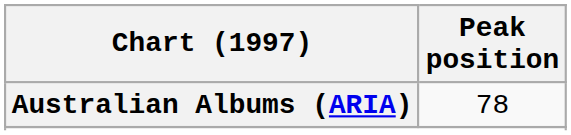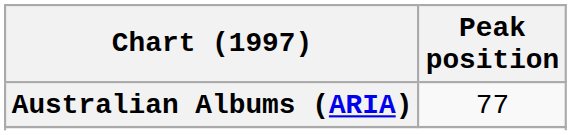(492, 105) 78 -> (492, 105) 77
